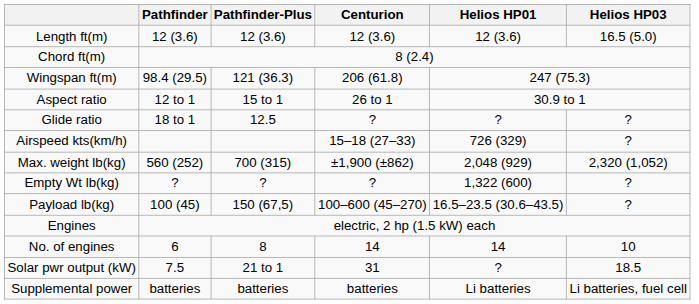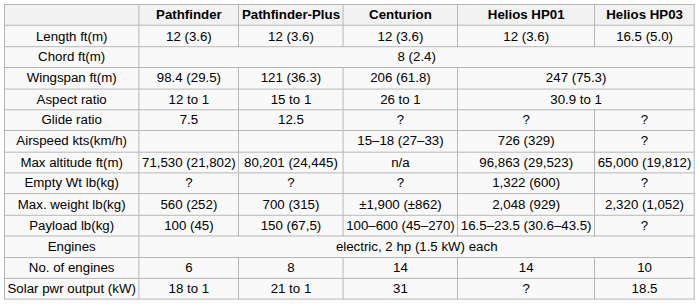(175, 120) 18 to 1 -> (189, 120) 7.5
+ row: (72, 162)
rows swapped: (72, 183) <-> (72, 162)
(175, 267) 7.5 -> (189, 288) 18 to 1
- row: (72, 288)
